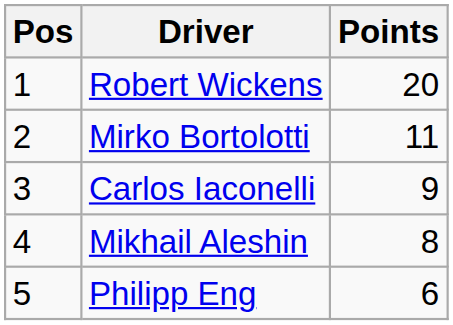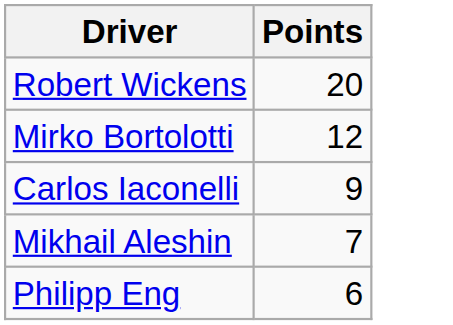- column: (43, 32)
(422, 136) 11 -> (345, 136) 12
(430, 241) 8 -> (354, 241) 7
